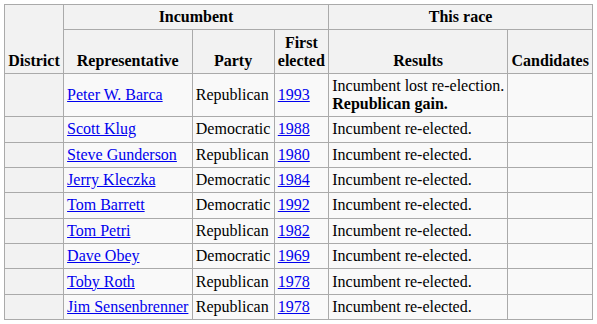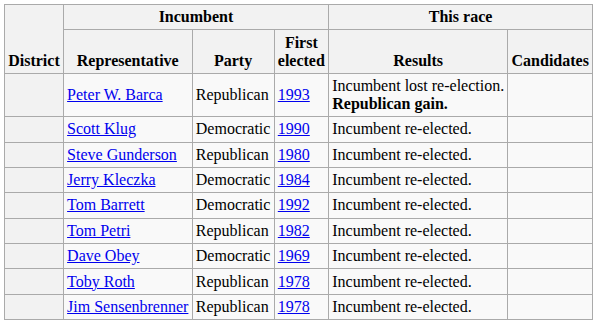(294, 129) 1988 -> (294, 129) 1990
